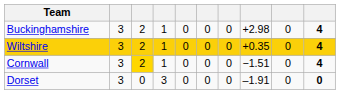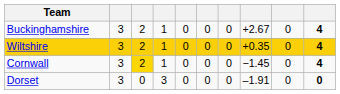(256, 30) +2.98 -> (256, 30) +2.67
(256, 64) −1.51 -> (256, 64) −1.45
